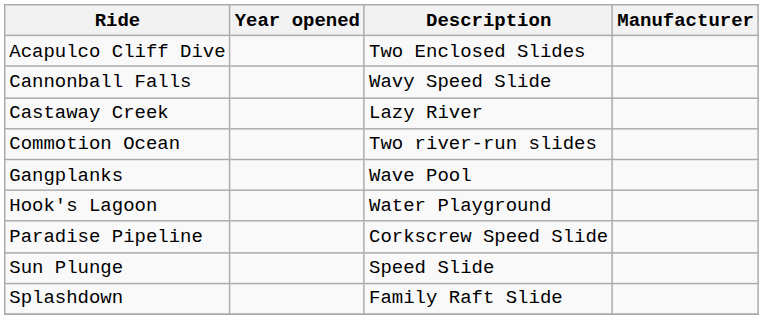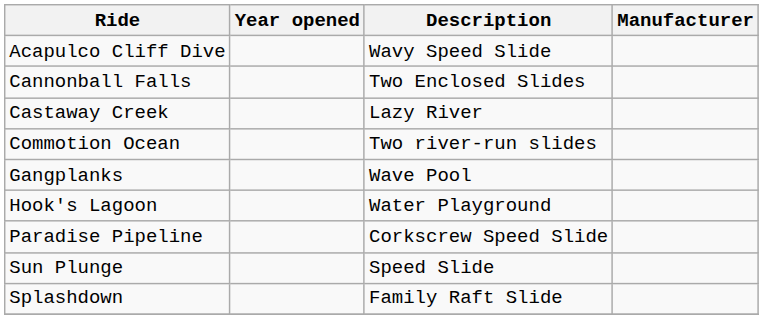(477, 51) Two Enclosed Slides -> (460, 51) Wavy Speed Slide
(460, 82) Wavy Speed Slide -> (477, 82) Two Enclosed Slides
